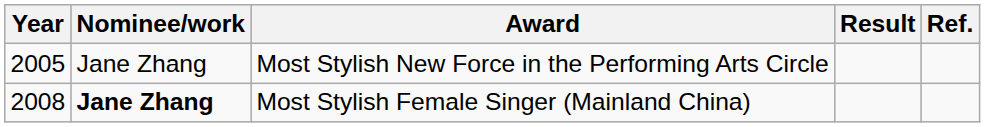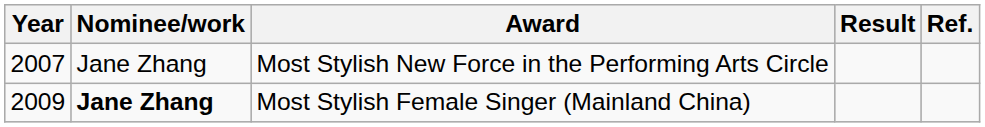(38, 63) 2005 -> (38, 63) 2007
(38, 102) 2008 -> (38, 102) 2009
